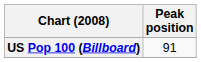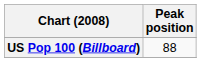(170, 47) 91 -> (170, 47) 88
